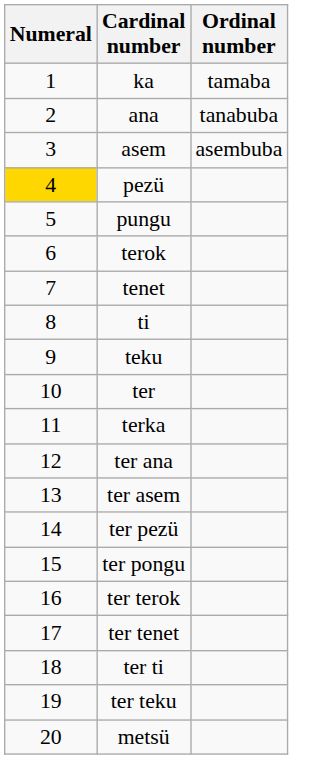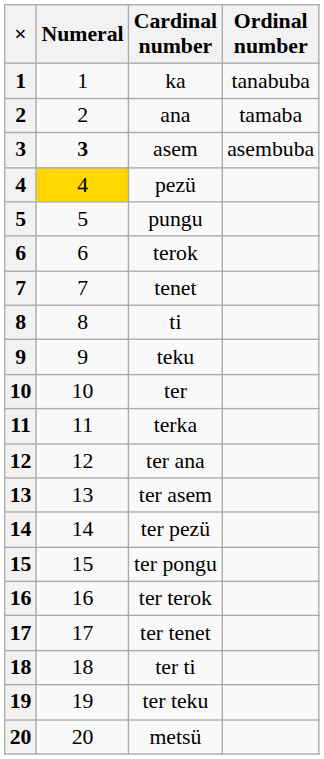+ column: (21, 33)
(239, 80) tamaba -> (271, 80) tanabuba
(239, 115) tanabuba -> (271, 115) tamaba
(51, 149) normal -> (83, 149) bold
